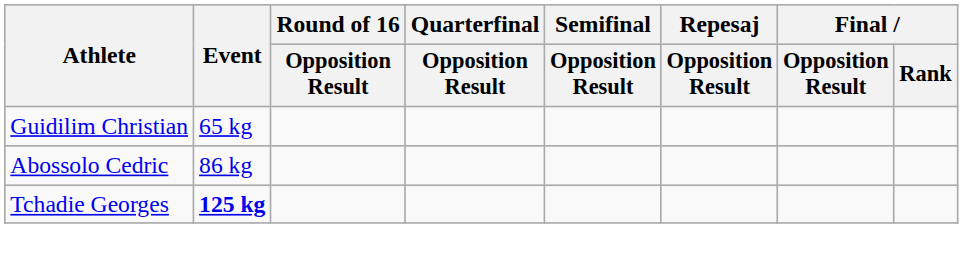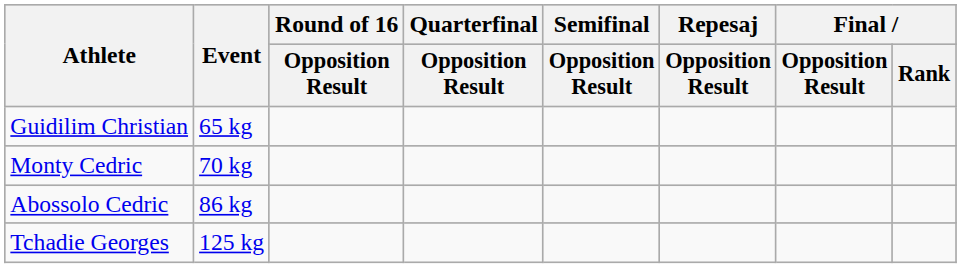+ row: (76, 165)
(232, 204) bold -> (232, 243) normal
